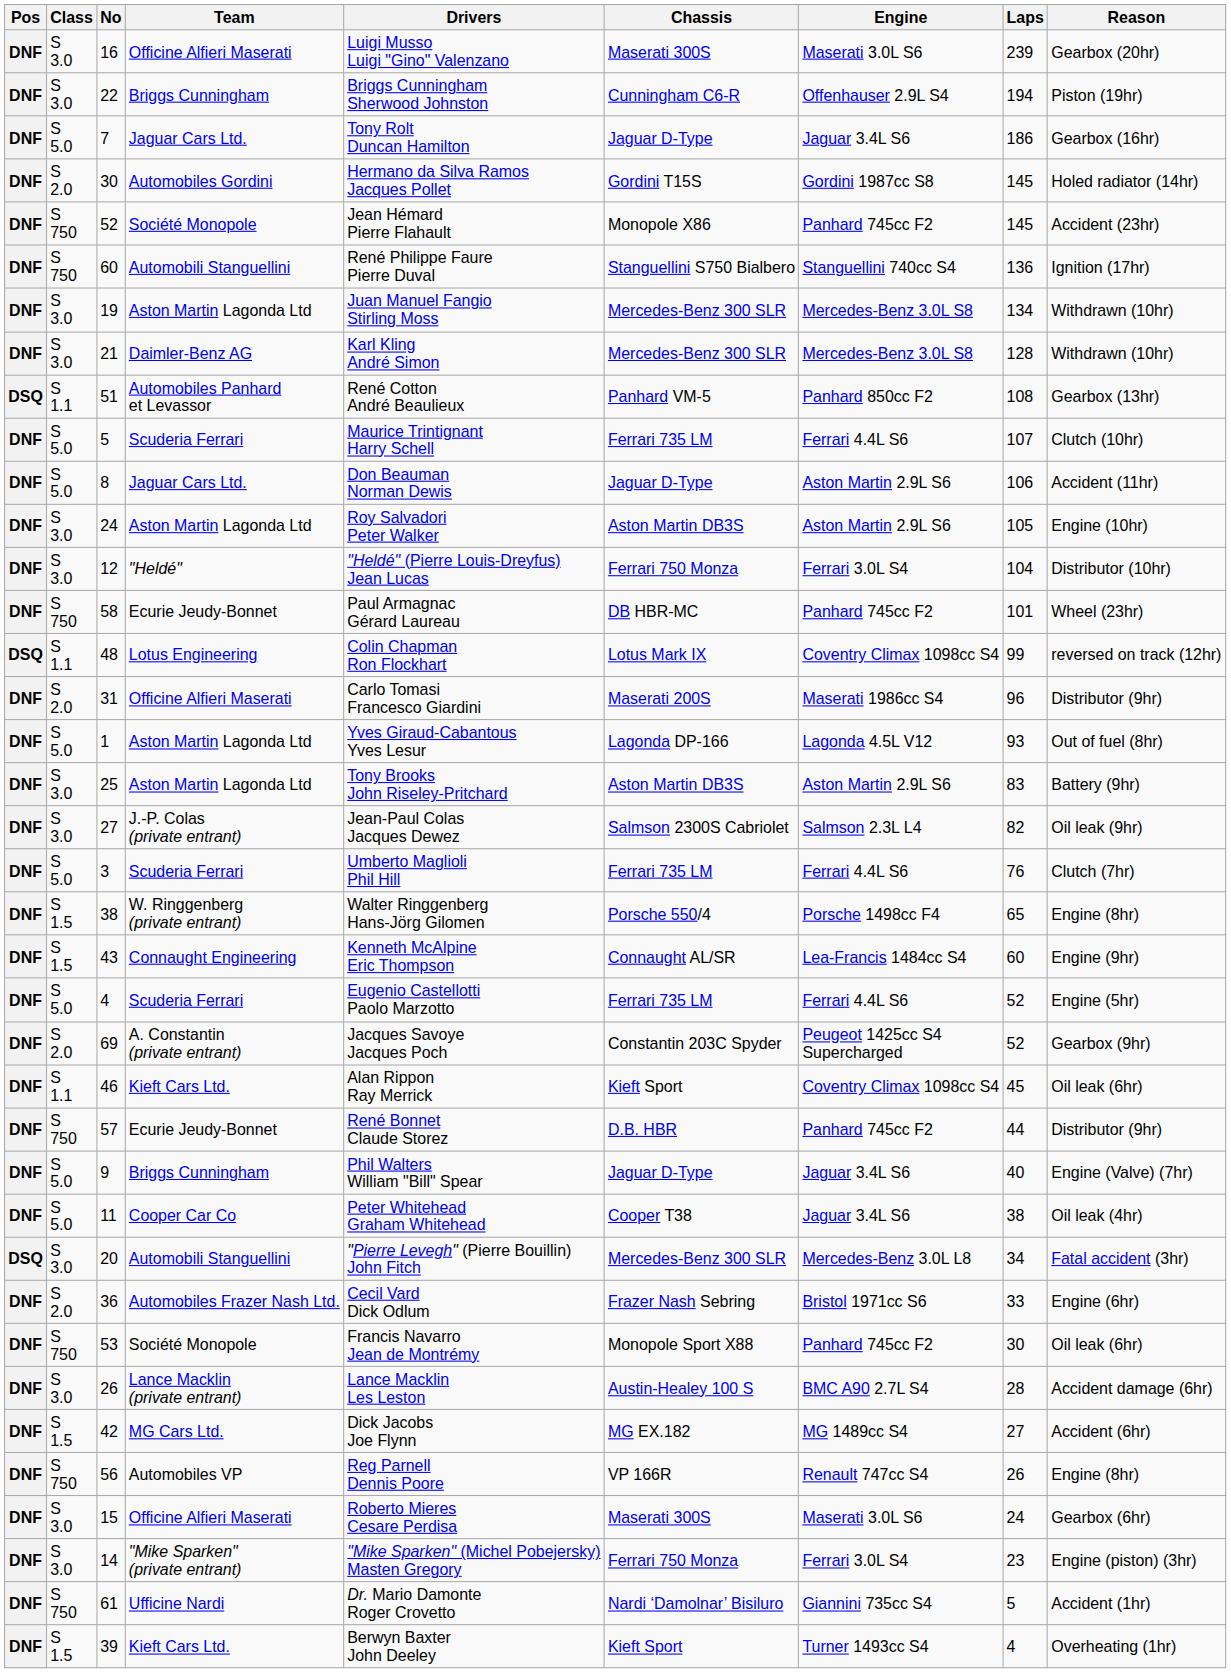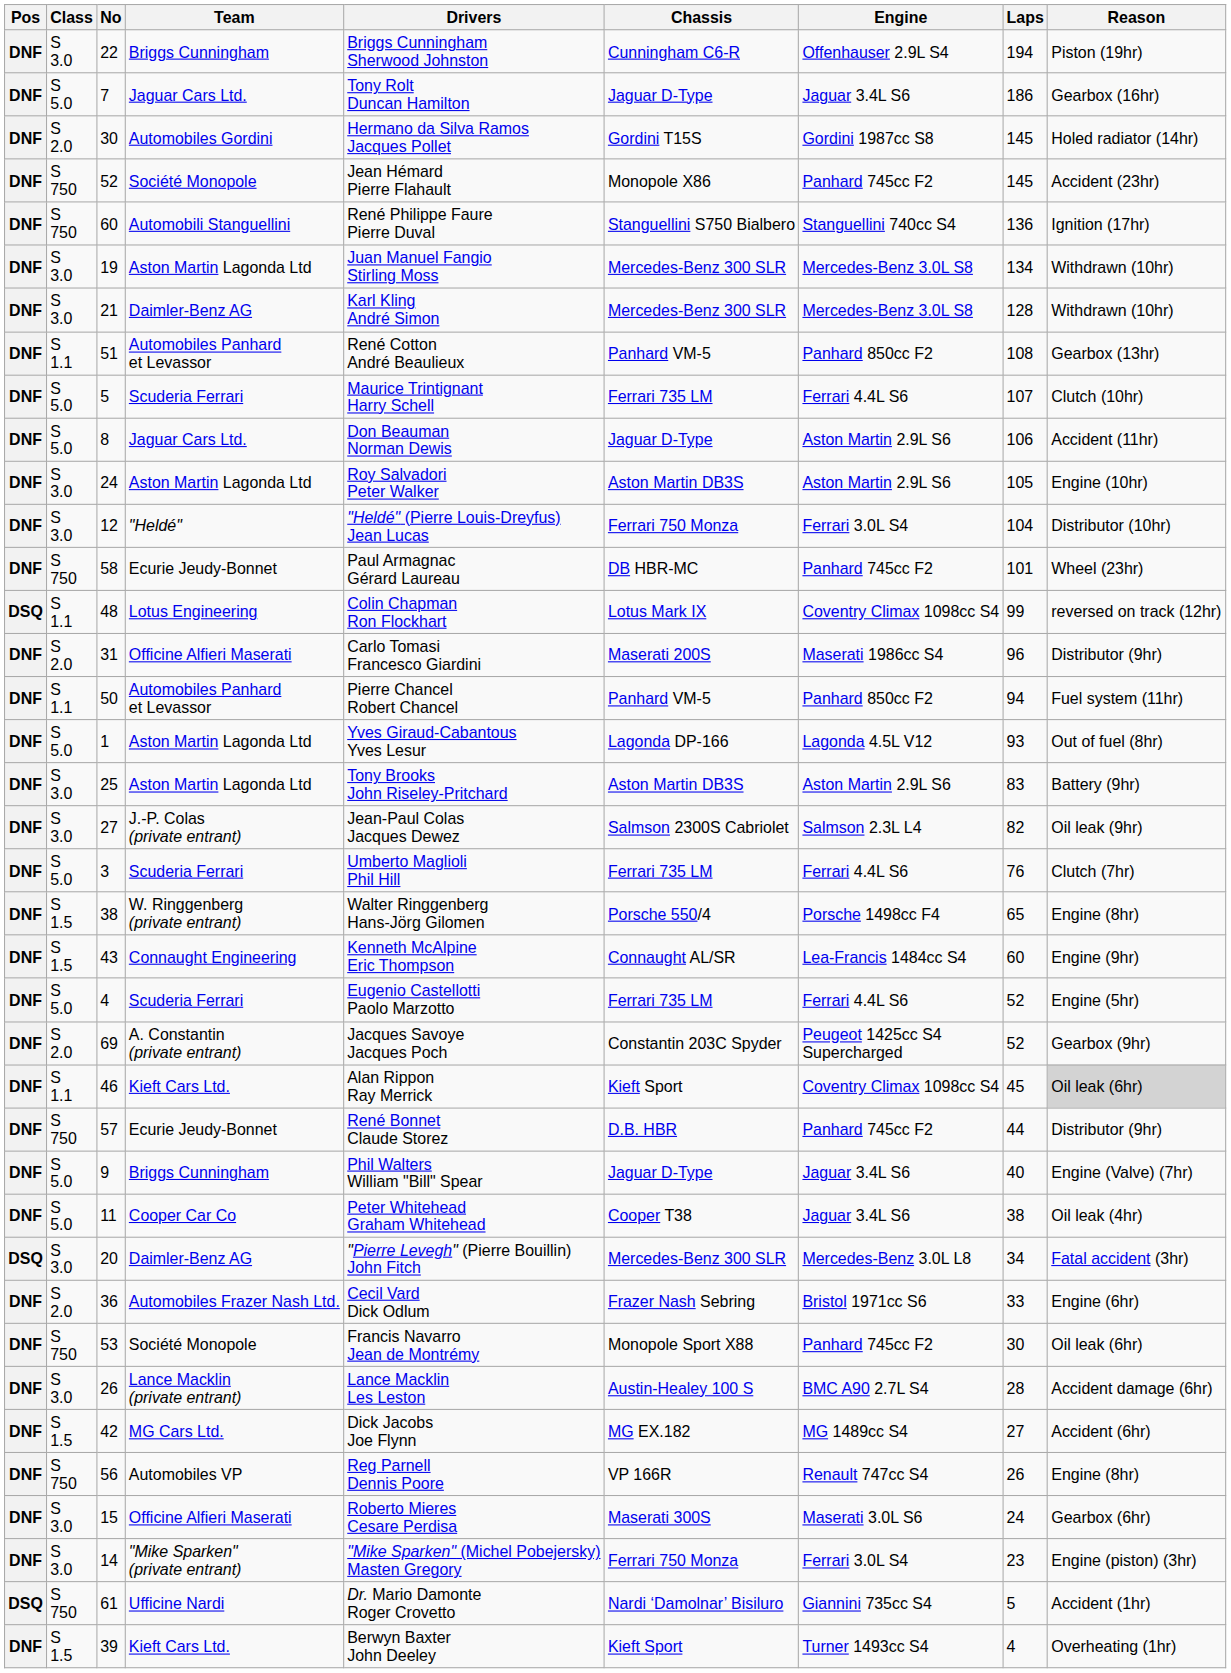- row: (109, 52)
(26, 396) DSQ -> (26, 353) DNF
+ row: (109, 698)
(1097, 1086) no background -> (1097, 1086) lightgrey background
(210, 1259) Automobili Stanguellini -> (190, 1259) Daimler-Benz AG
(26, 1604) DNF -> (26, 1604) DSQ
